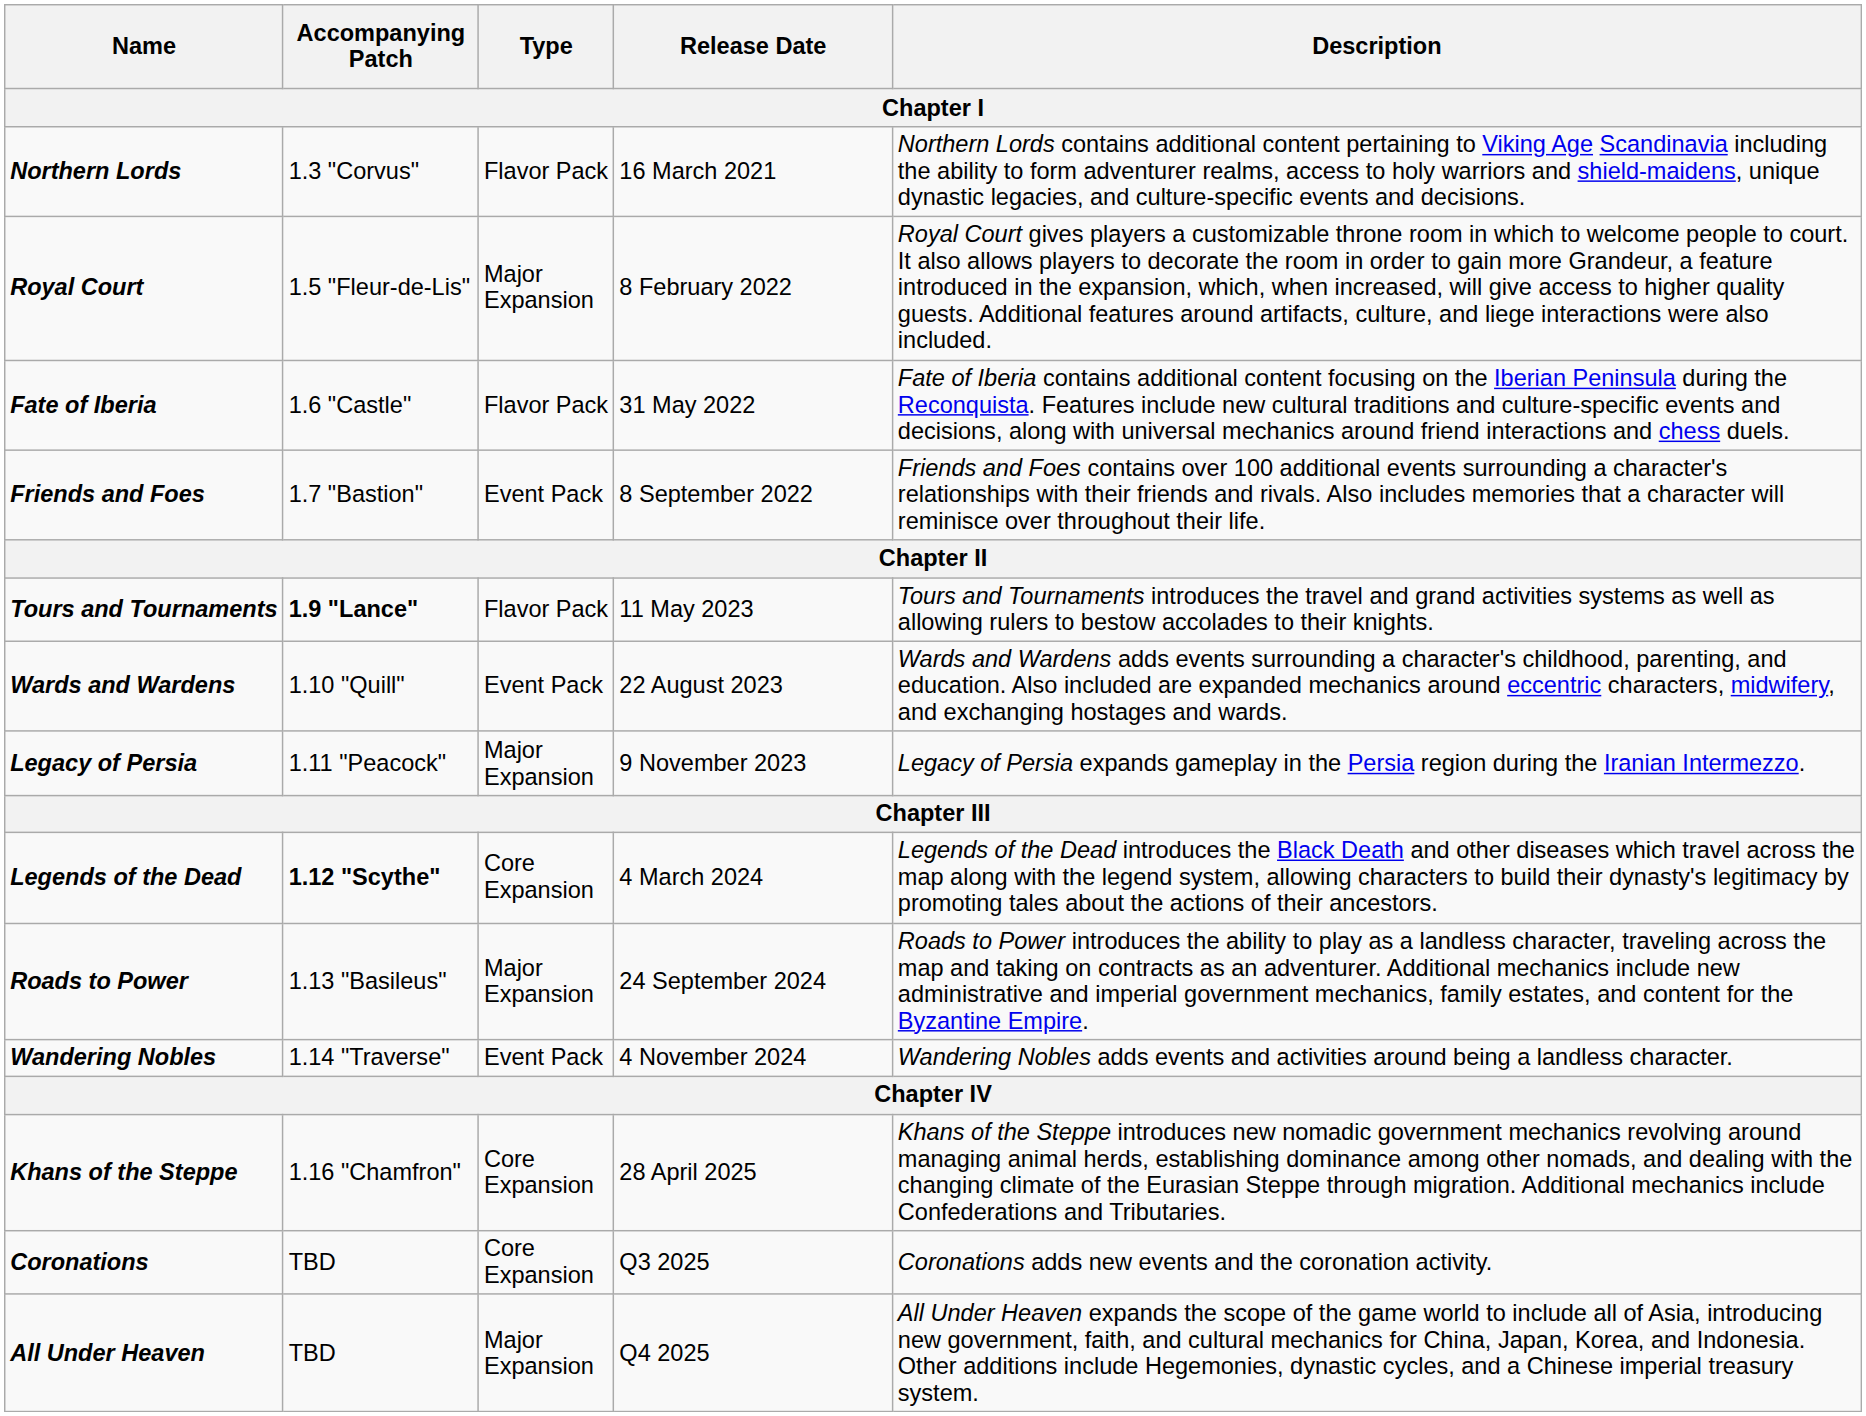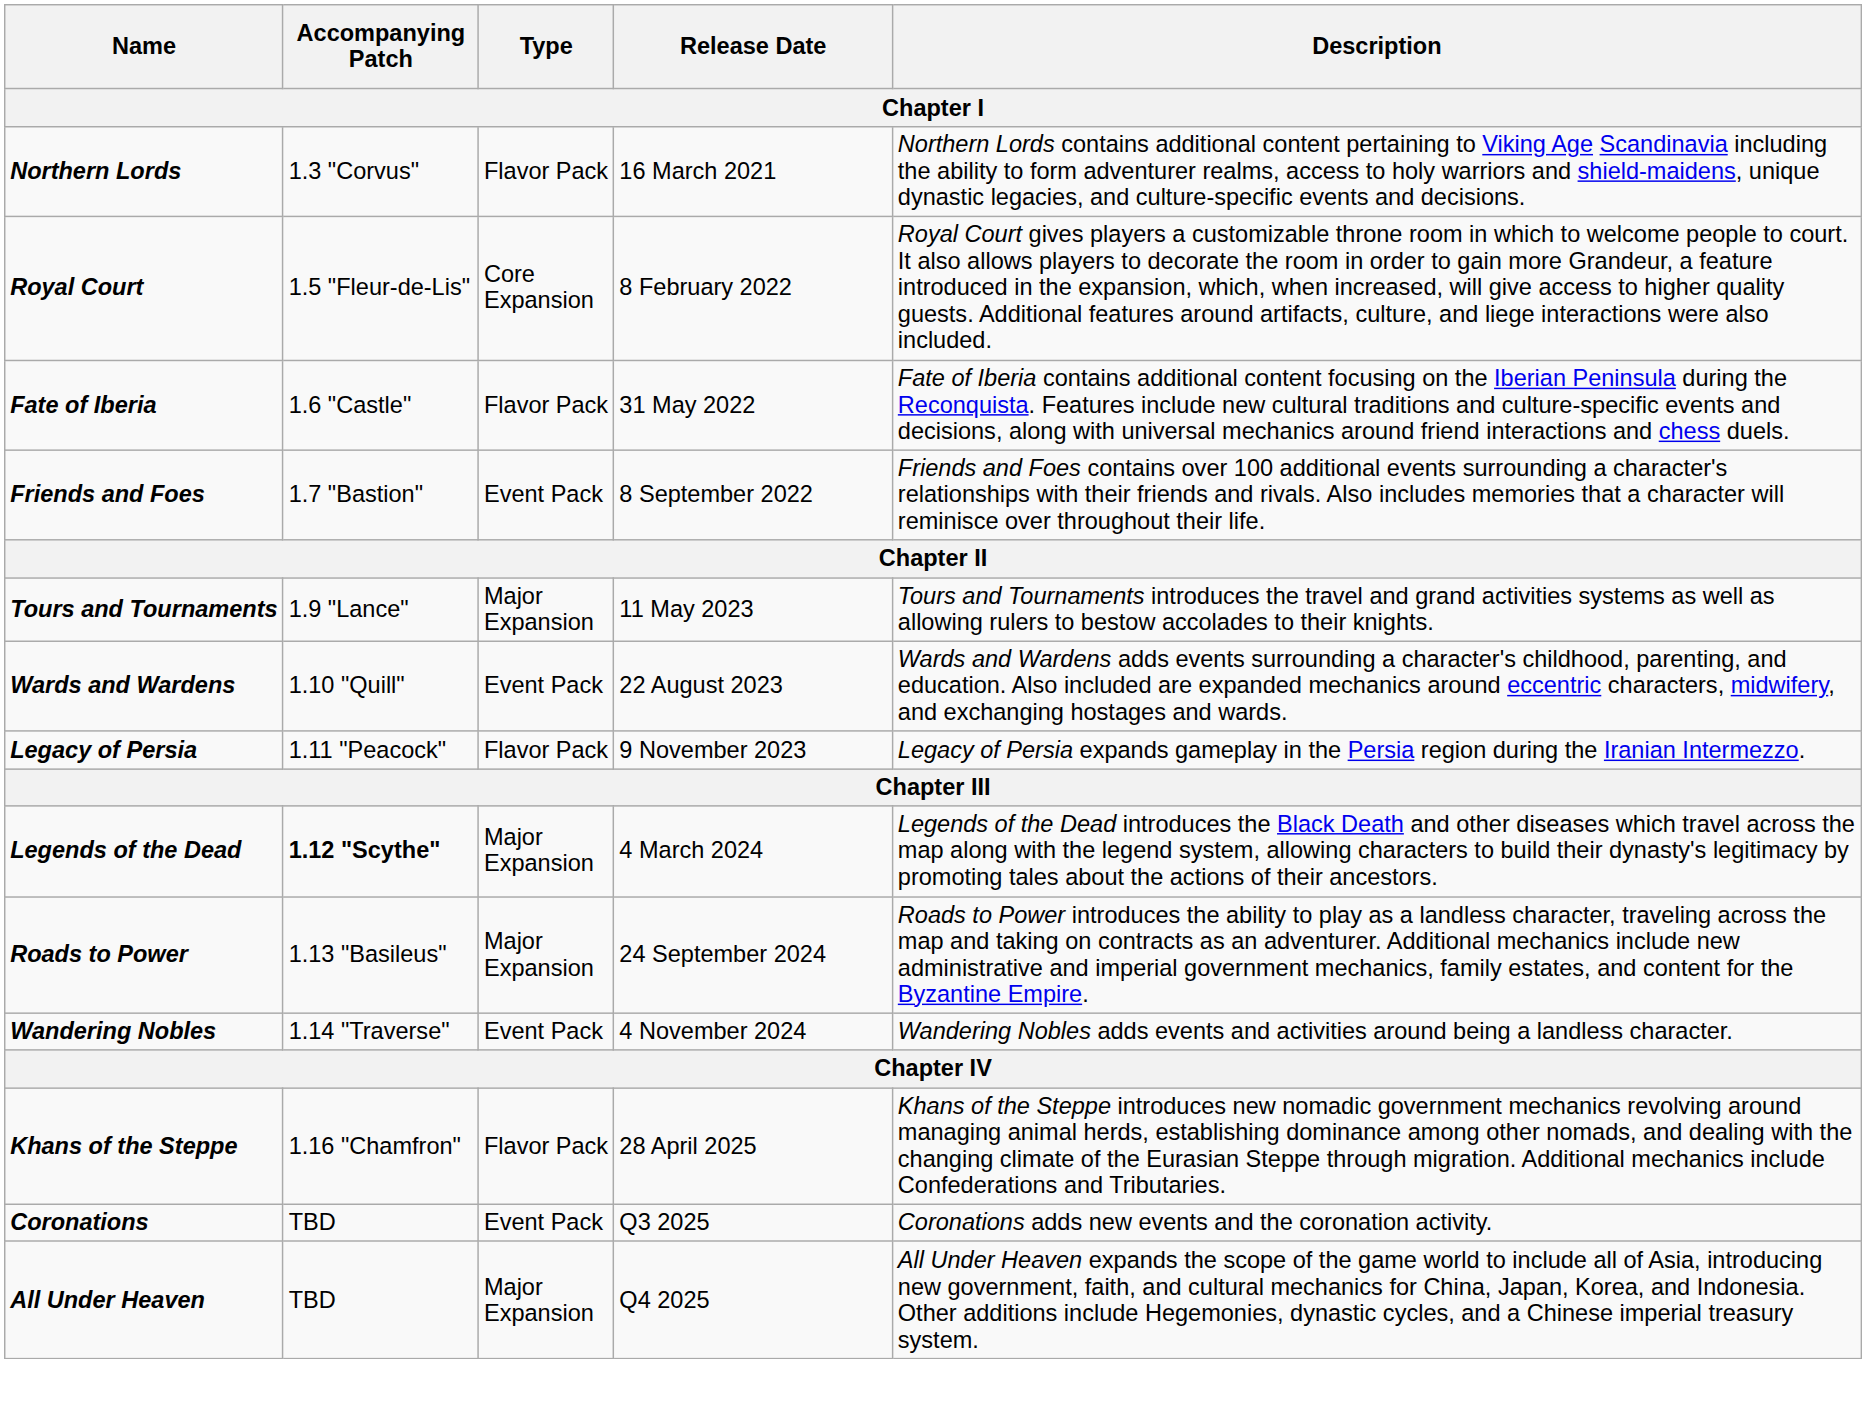(539, 287) Major Expansion -> (539, 287) Core Expansion
(353, 609) bold -> (349, 609) normal
(546, 609) Flavor Pack -> (539, 609) Major Expansion
(539, 763) Major Expansion -> (546, 749) Flavor Pack
(539, 877) Core Expansion -> (539, 850) Major Expansion
(539, 1172) Core Expansion -> (546, 1145) Flavor Pack
(539, 1262) Core Expansion -> (543, 1222) Event Pack
